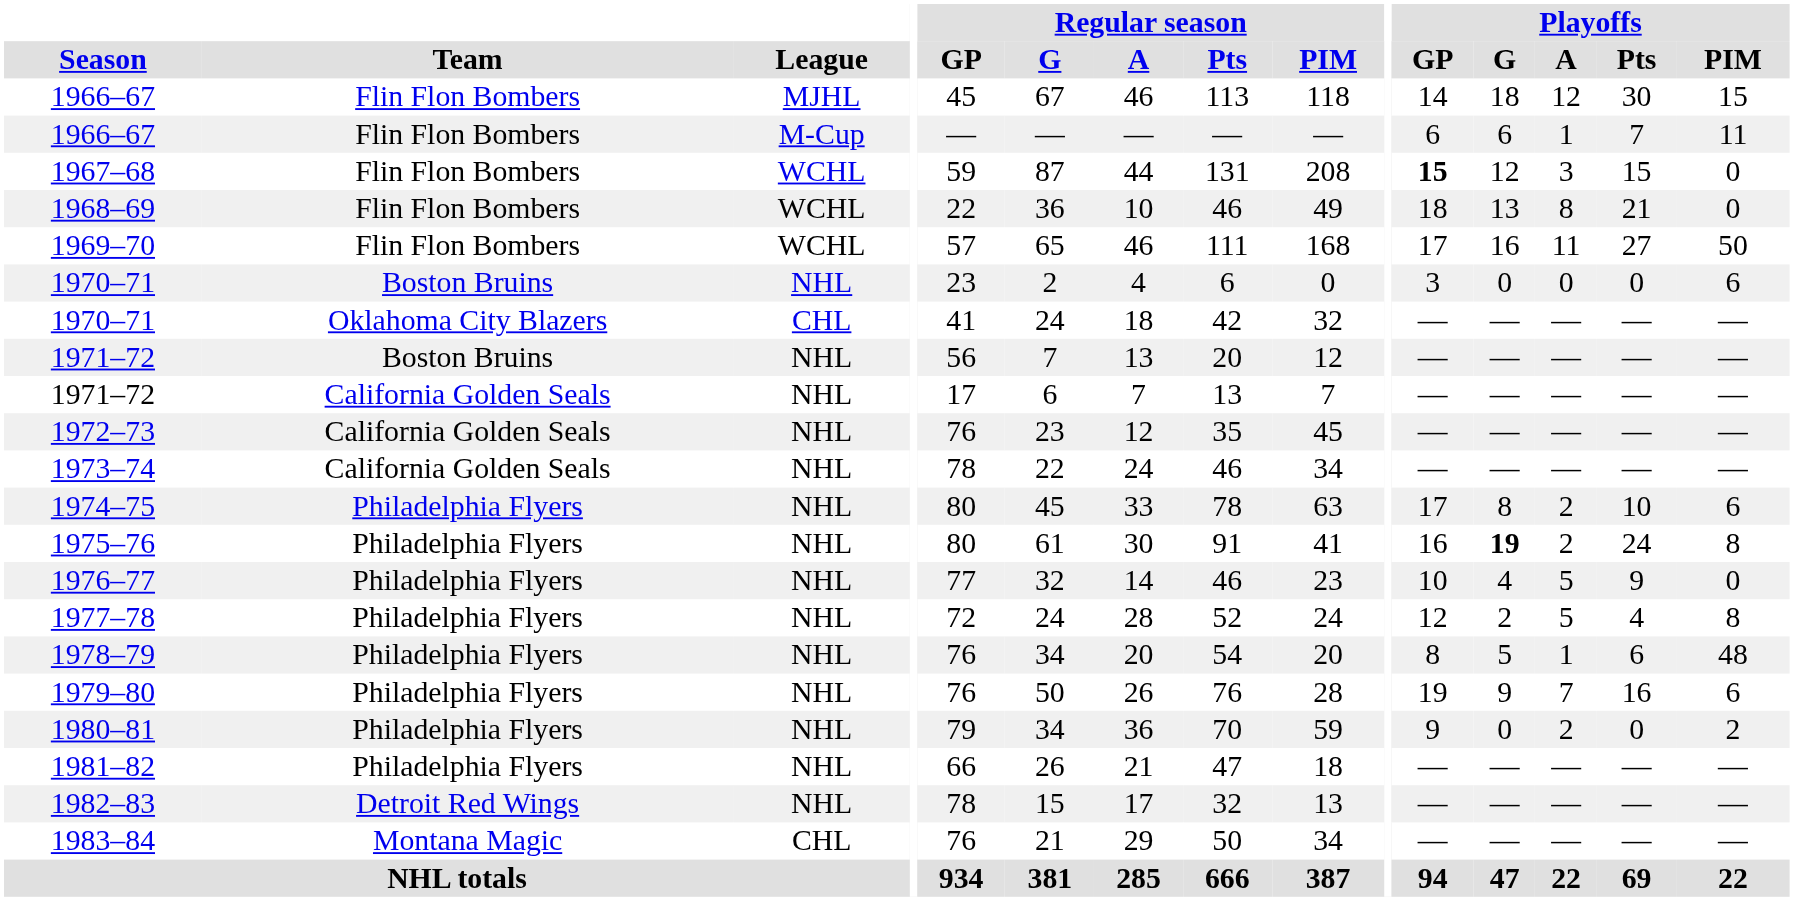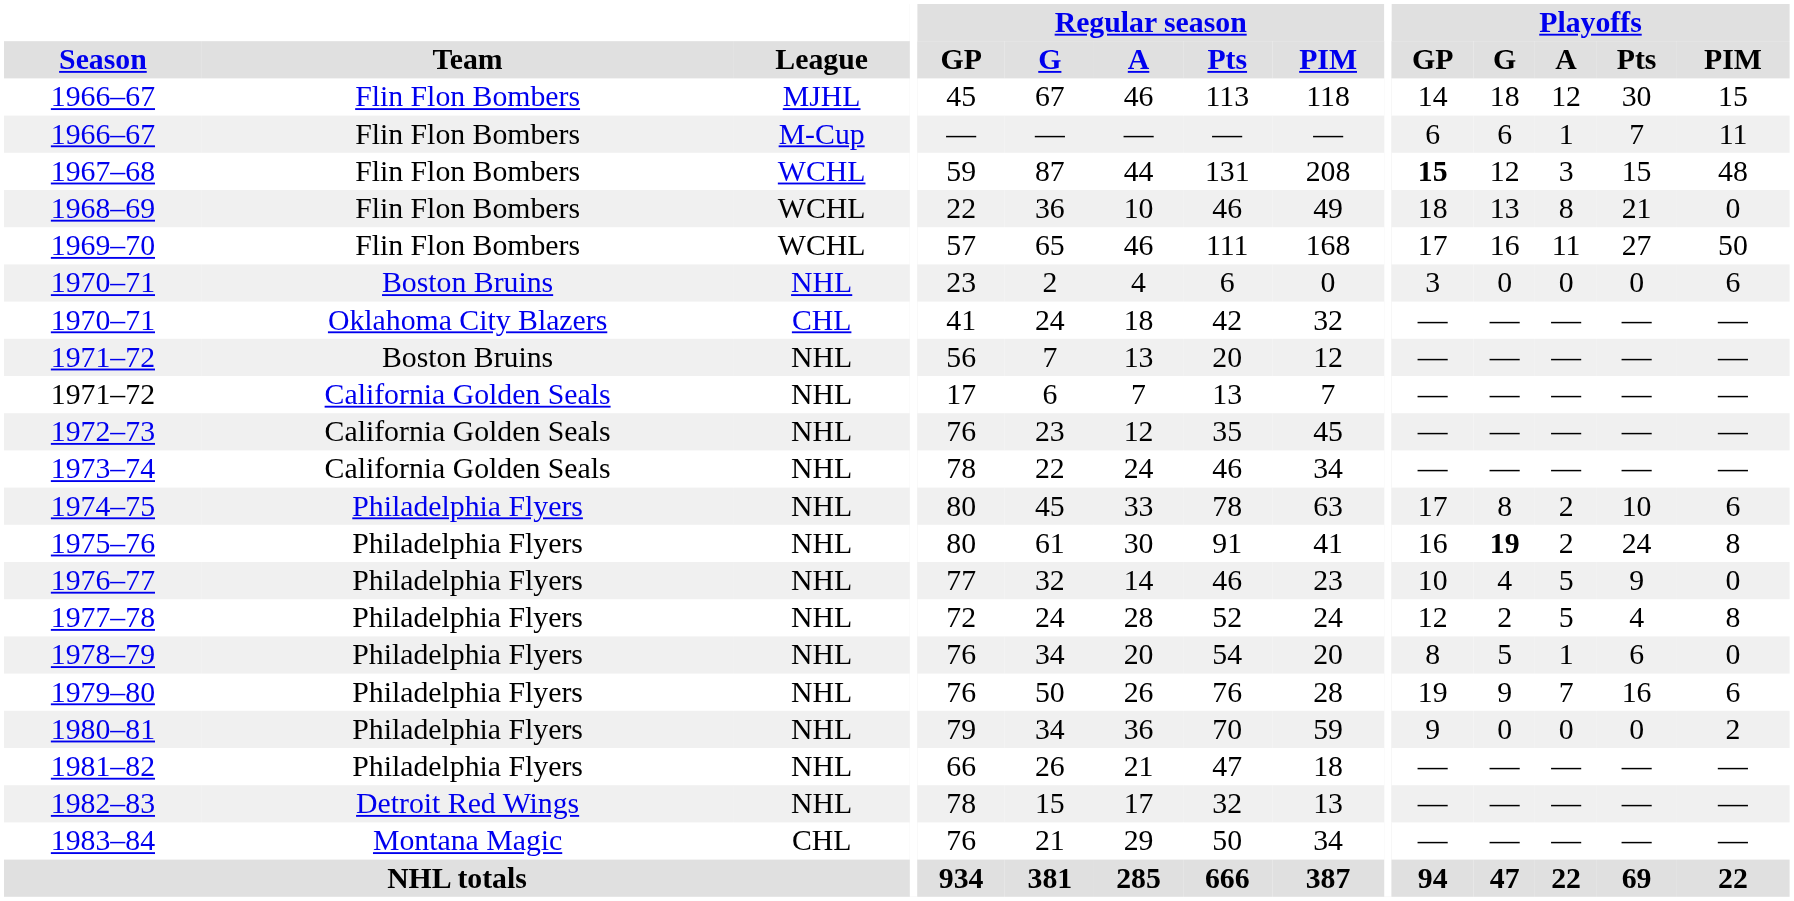(1733, 170) 0 -> (1733, 170) 48
(1733, 654) 48 -> (1733, 654) 0
(1566, 728) 2 -> (1566, 728) 0
